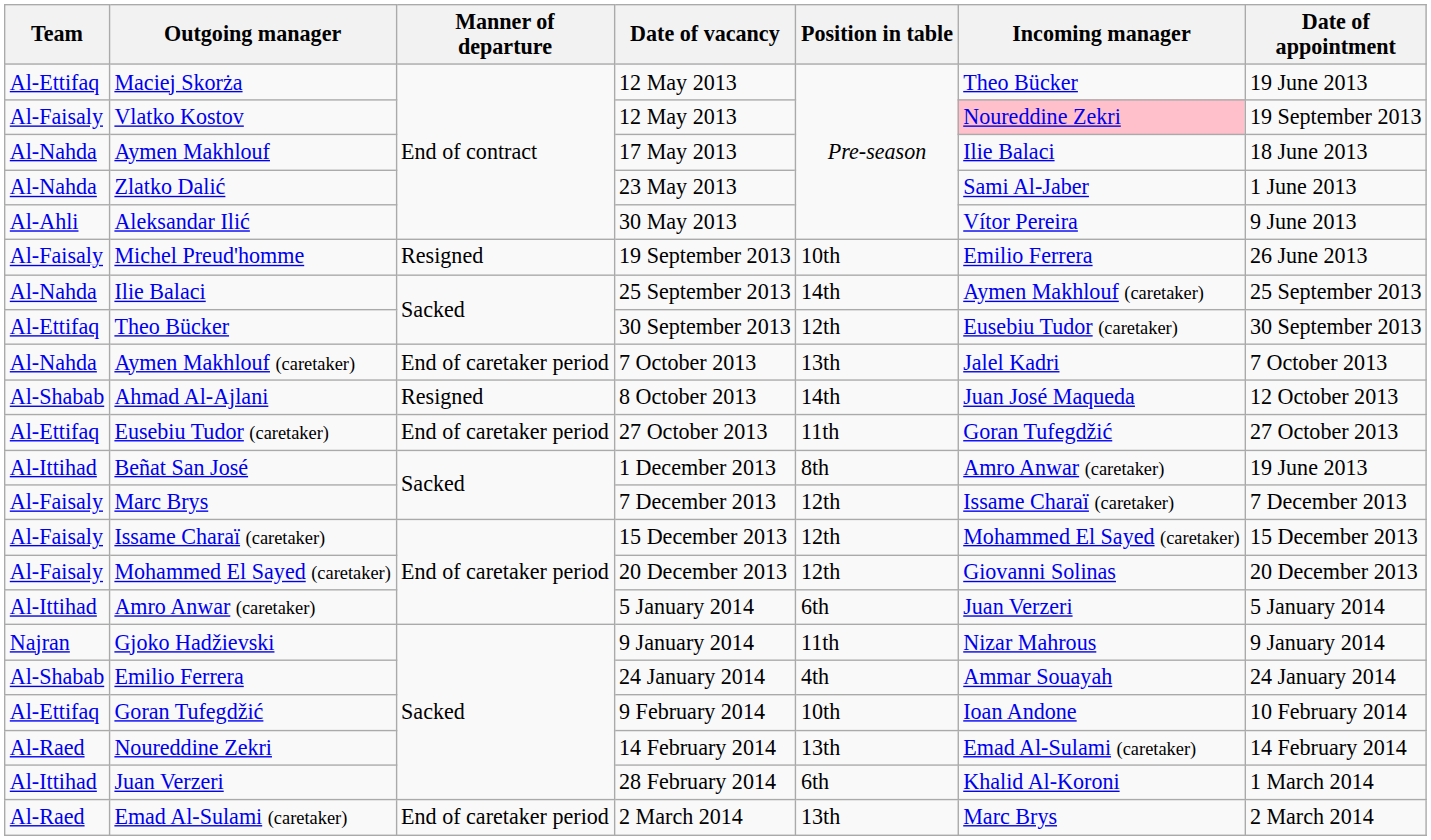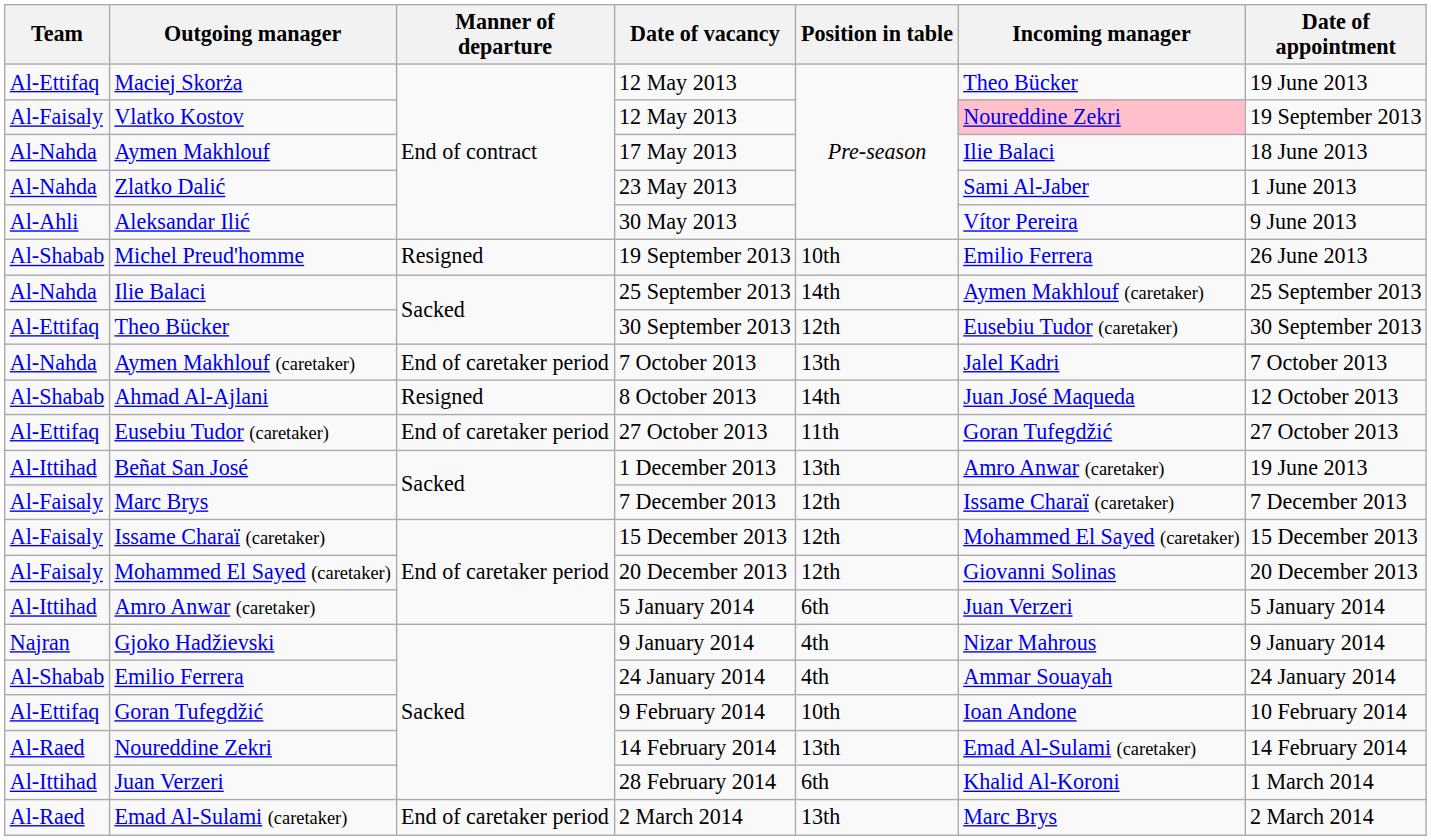(56, 256) Al-Faisaly -> (57, 256) Al-Shabab
(815, 467) 8th -> (821, 467) 13th
(820, 642) 11th -> (815, 642) 4th
